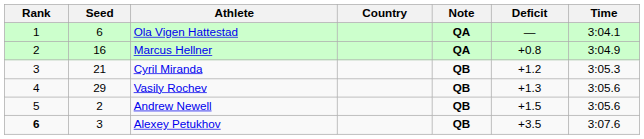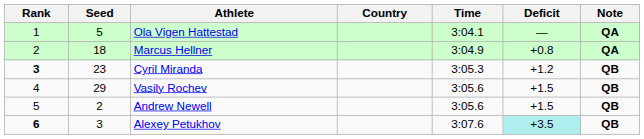columns swapped: (604, 13) <-> (461, 13)
(100, 32) 6 -> (100, 32) 5
(100, 50) 16 -> (100, 50) 18
(36, 69) normal -> (36, 69) bold
(100, 69) 21 -> (100, 69) 23
(530, 87) +1.3 -> (542, 87) +1.5
(530, 124) no background -> (542, 124) paleturquoise background
